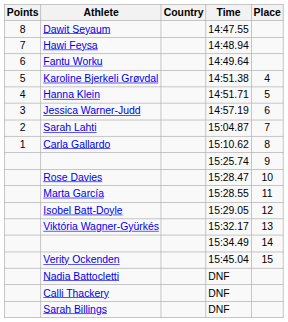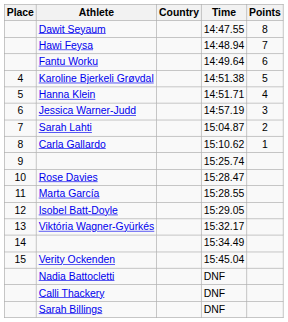columns swapped: (267, 12) <-> (23, 12)
